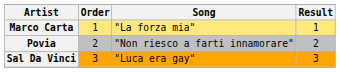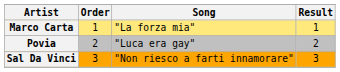(204, 44) "Non riesco a farti innamorare" -> (155, 44) "Luca era gay"
(155, 59) "Luca era gay" -> (204, 59) "Non riesco a farti innamorare"
